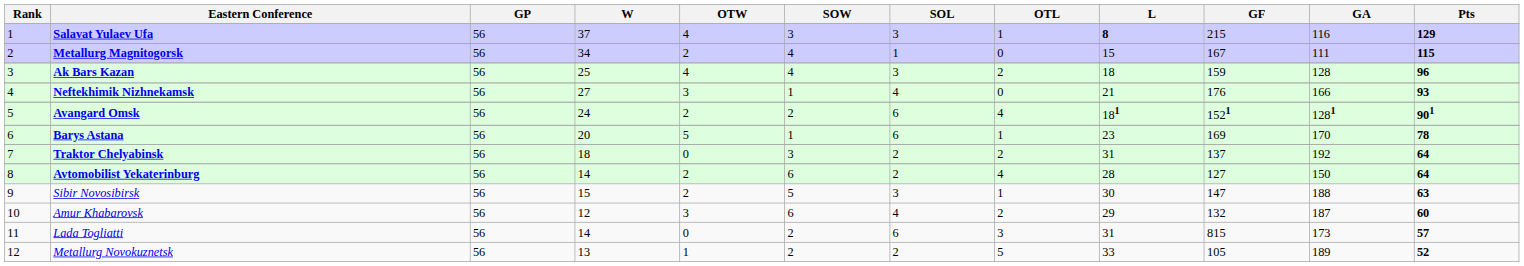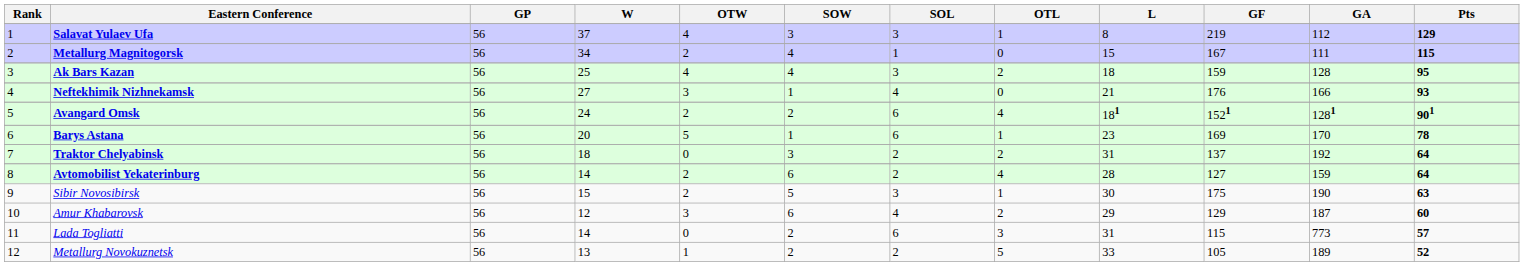(1105, 33) bold -> (1105, 33) normal
(1216, 33) 215 -> (1216, 33) 219
(1321, 33) 116 -> (1321, 33) 112
(1423, 72) 96 -> (1423, 72) 95
(1321, 173) 150 -> (1321, 173) 159
(1216, 193) 147 -> (1216, 193) 175
(1321, 193) 188 -> (1321, 193) 190
(1216, 212) 132 -> (1216, 212) 129
(1216, 232) 815 -> (1216, 232) 115
(1321, 232) 173 -> (1321, 232) 773
